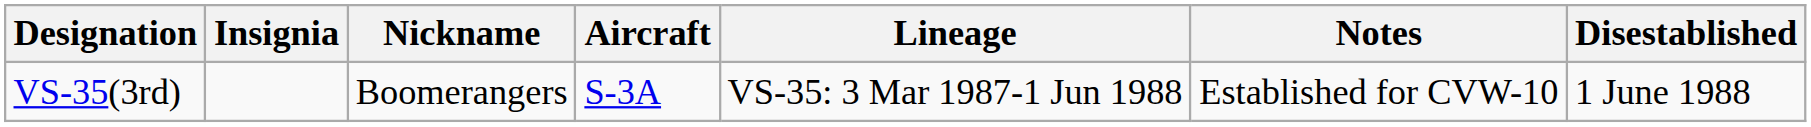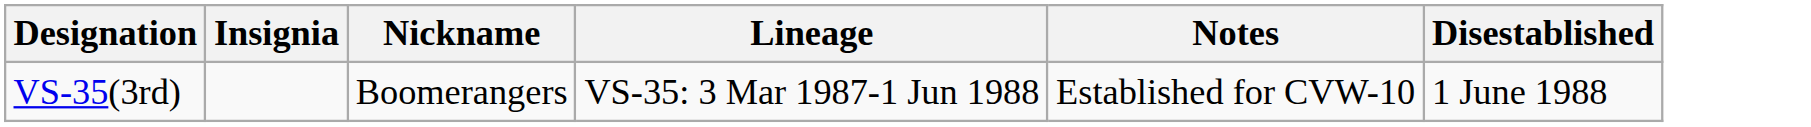- column: (648, 33)
